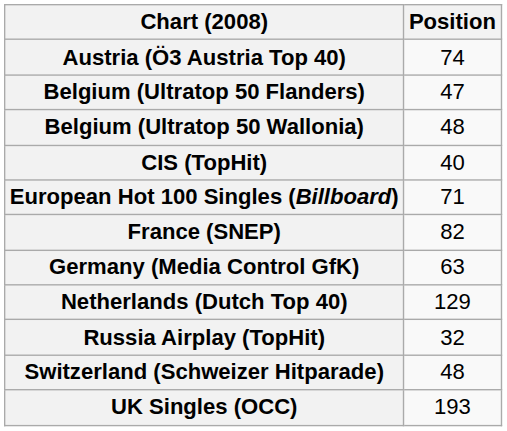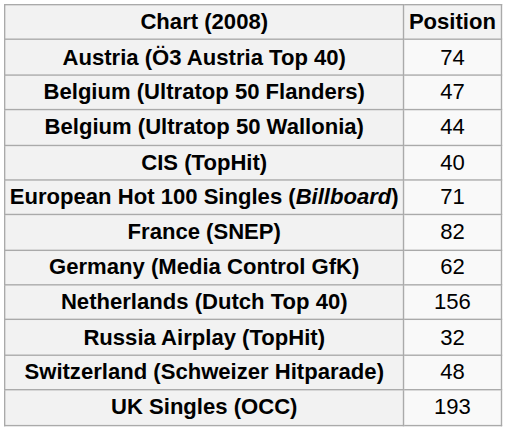(452, 127) 48 -> (452, 127) 44
(452, 267) 63 -> (452, 267) 62
(452, 302) 129 -> (452, 302) 156
